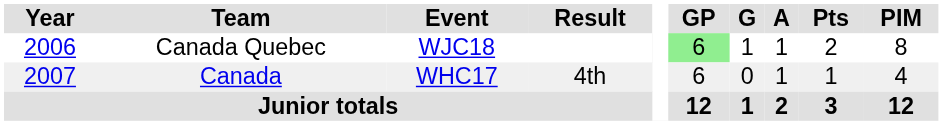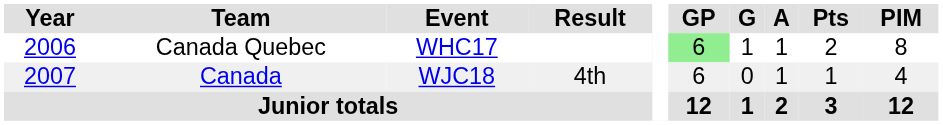(457, 47) WJC18 -> (457, 47) WHC17
(457, 76) WHC17 -> (457, 76) WJC18
